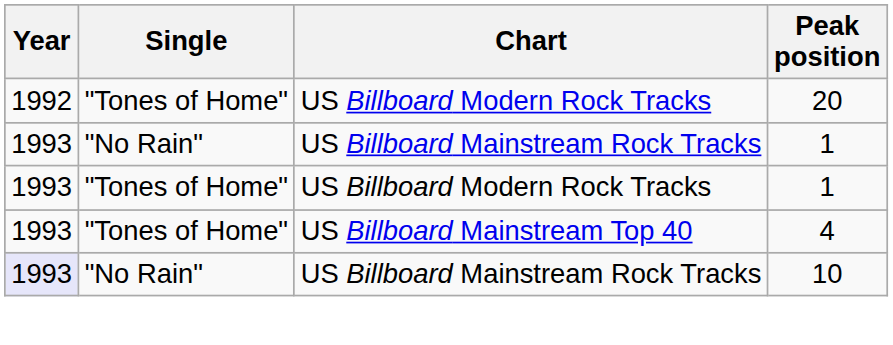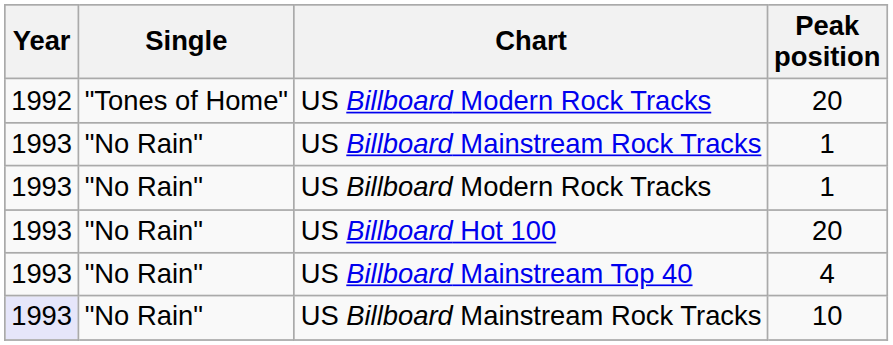(186, 187) "Tones of Home" -> (144, 187) "No Rain"
+ row: (428, 230)
(186, 230) "Tones of Home" -> (144, 273) "No Rain"
